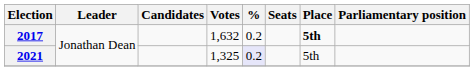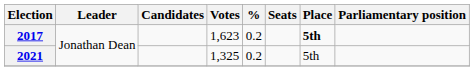(225, 35) 1,632 -> (225, 35) 1,623
(254, 55) lavender background -> (254, 55) no background
